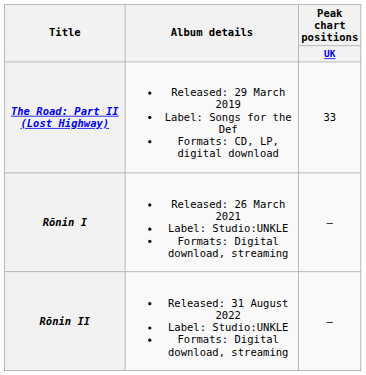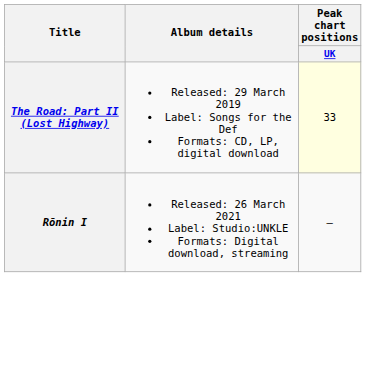(330, 117) no background -> (330, 117) lightyellow background
- row: (65, 321)
